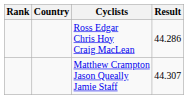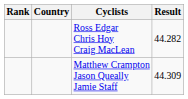(168, 38) 44.286 -> (168, 38) 44.282
(168, 76) 44.307 -> (168, 76) 44.309
